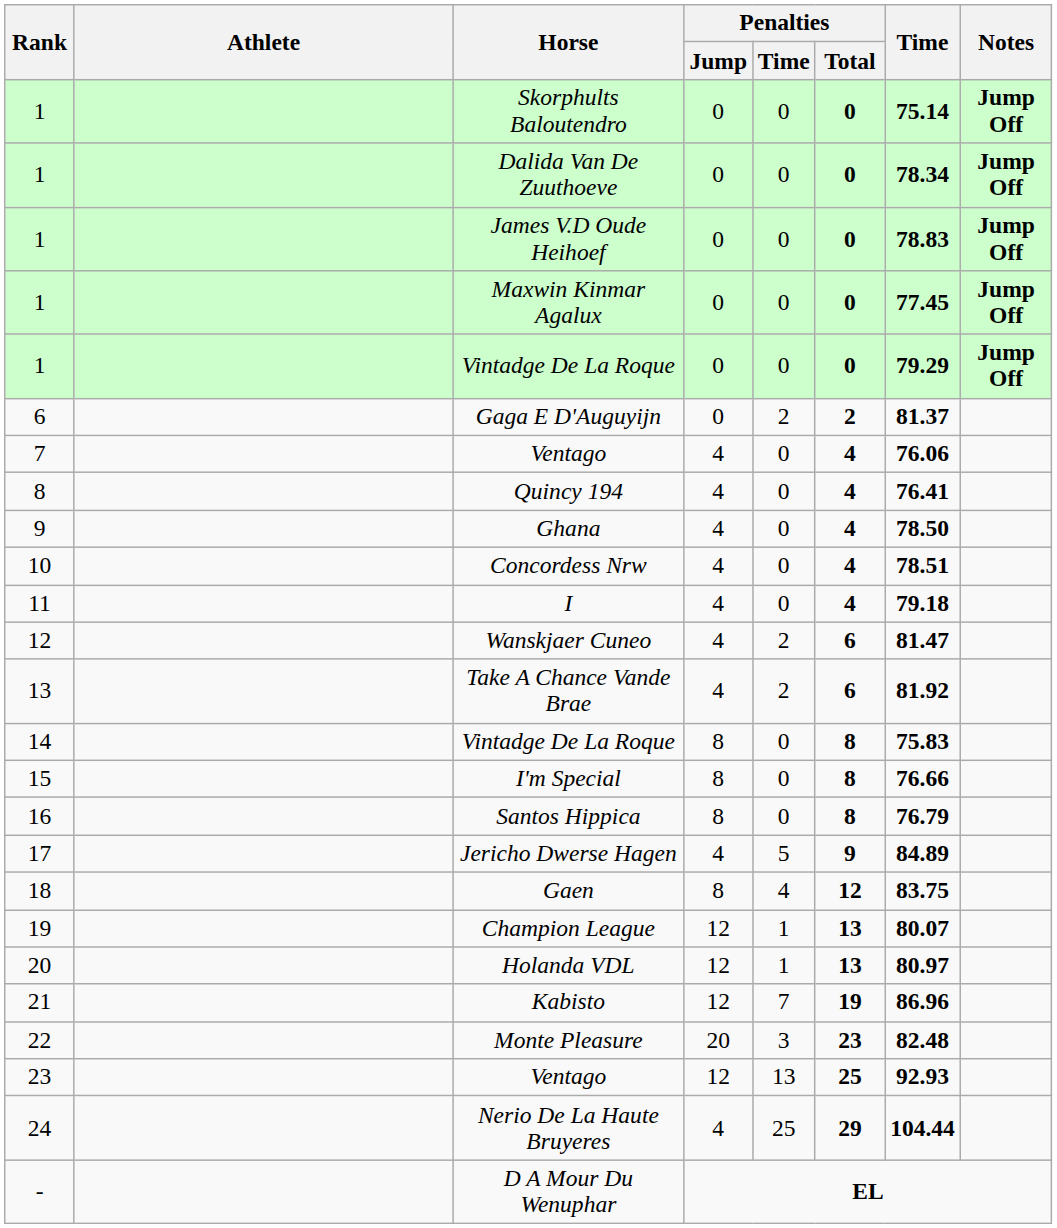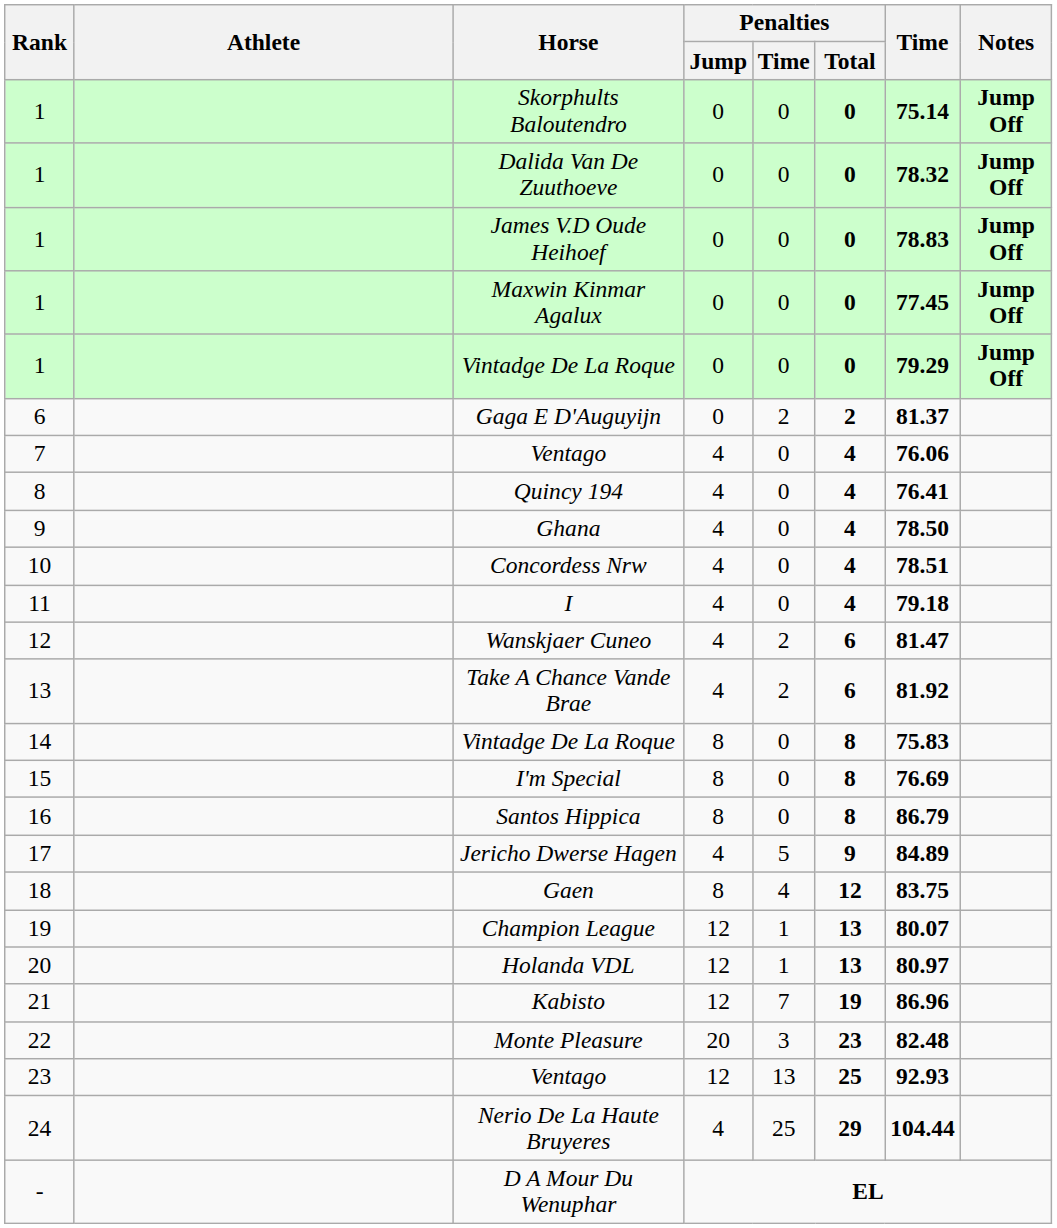(922, 174) 78.34 -> (922, 174) 78.32
(922, 778) 76.66 -> (922, 778) 76.69
(922, 816) 76.79 -> (922, 816) 86.79
